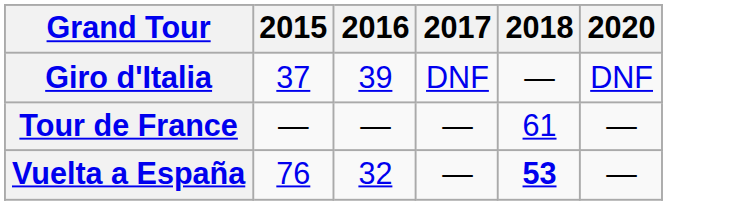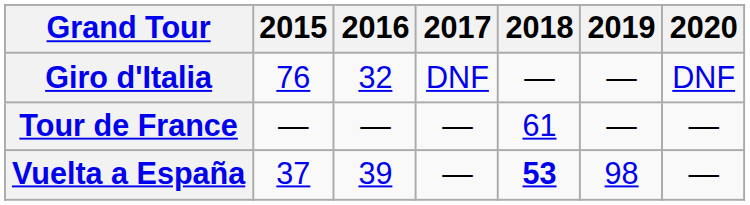+ column: (622, 28)
(293, 77) 37 -> (293, 77) 76
(375, 77) 39 -> (375, 77) 32
(293, 174) 76 -> (293, 174) 37
(375, 174) 32 -> (375, 174) 39
